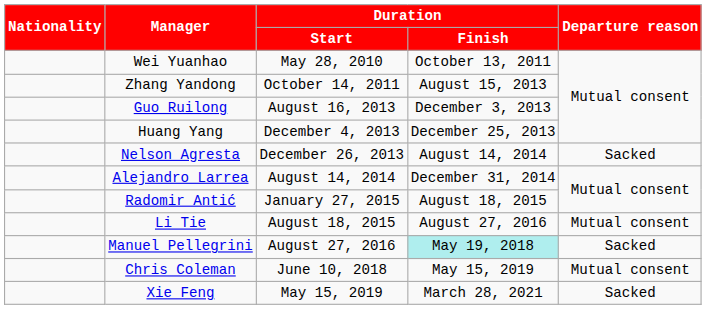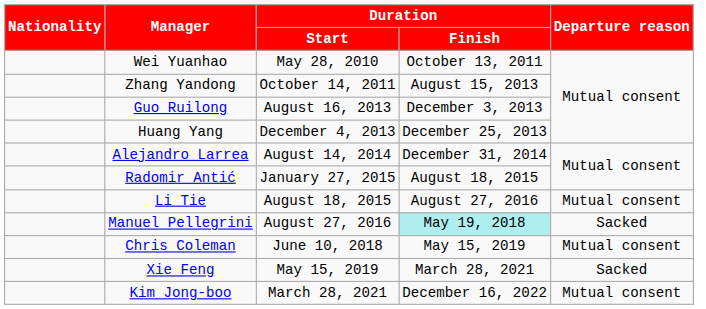- row: (180, 155)
+ row: (180, 293)
